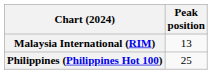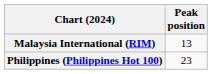(186, 60) 25 -> (186, 60) 23
